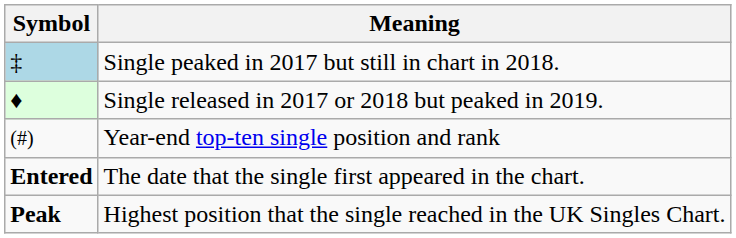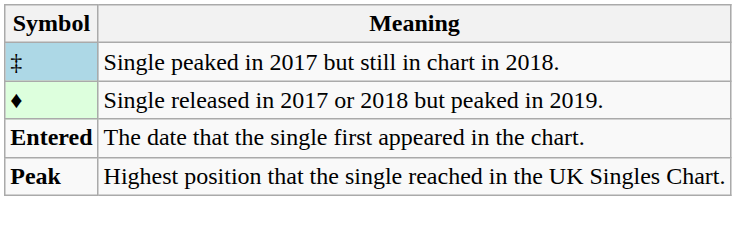- row: (302, 137)
